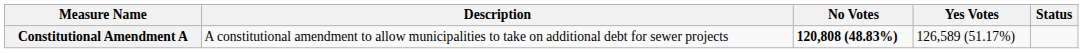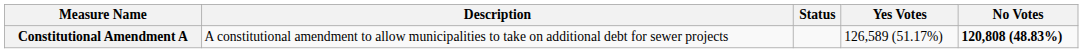columns swapped: (1054, 15) <-> (853, 15)
